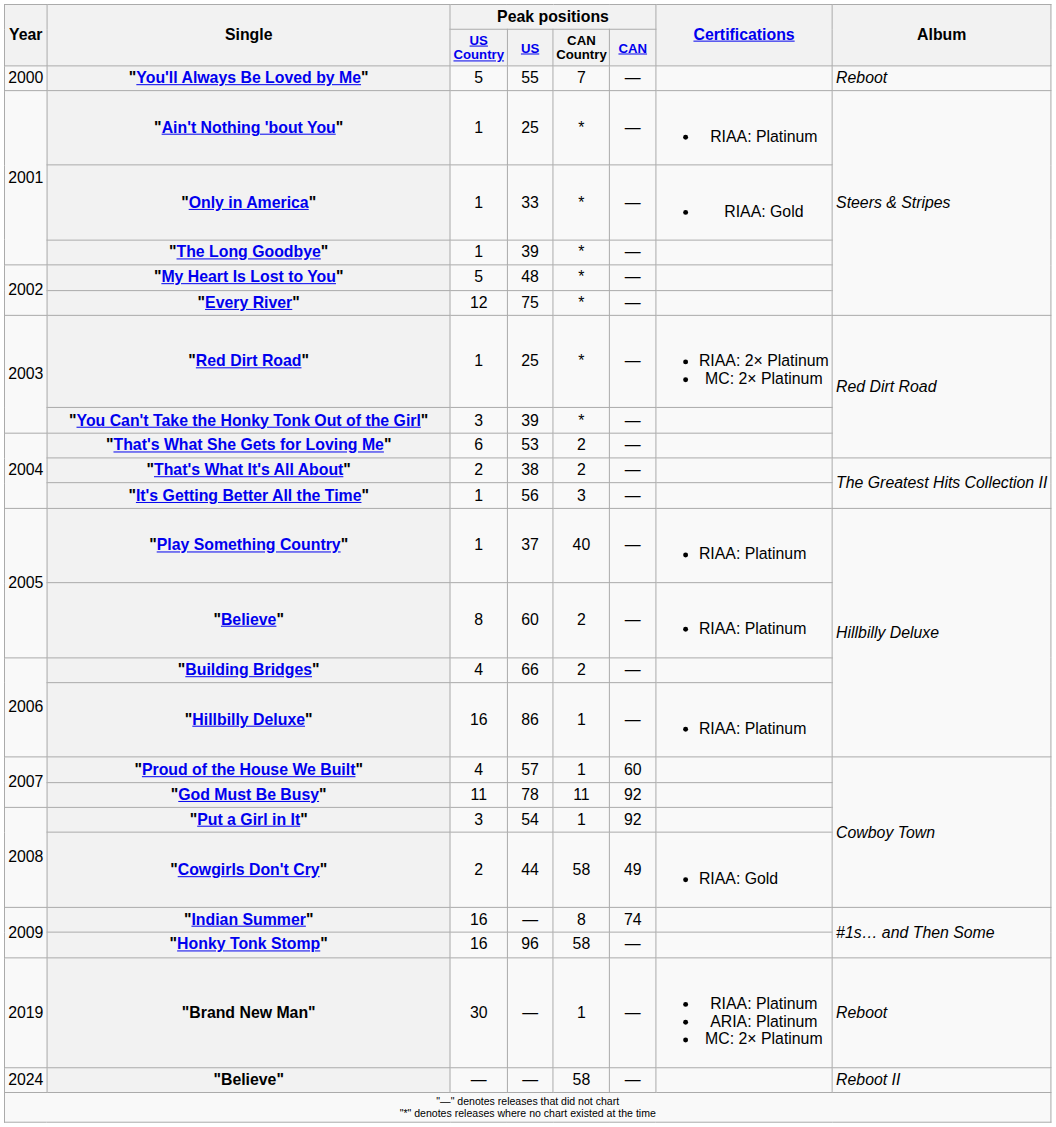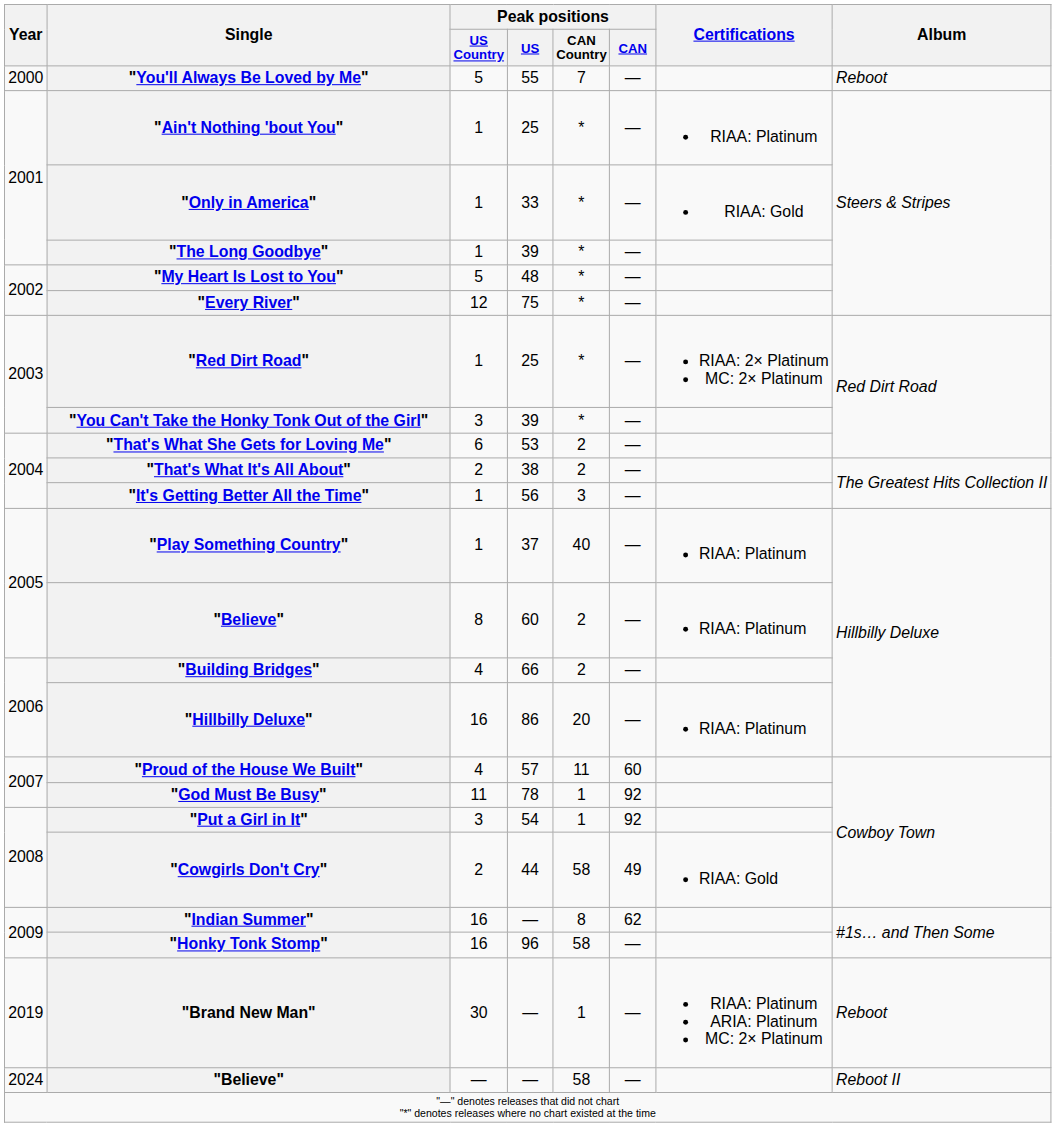(581, 719) 1 -> (581, 719) 20
(581, 769) 1 -> (581, 769) 11
(581, 794) 11 -> (581, 794) 1
(633, 919) 74 -> (633, 919) 62
